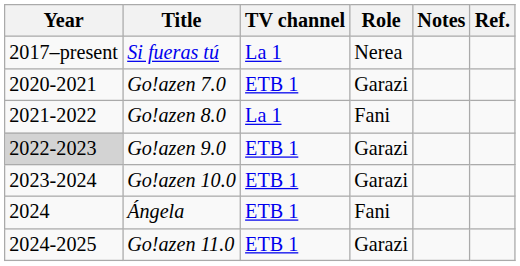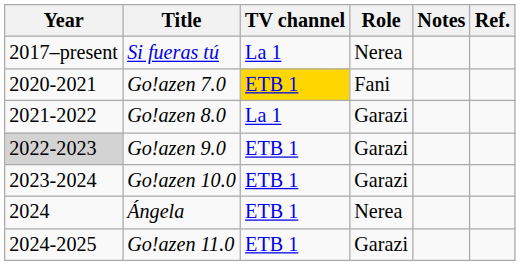(272, 84) no background -> (272, 84) gold background
(381, 84) Garazi -> (372, 84) Fani
(372, 116) Fani -> (381, 116) Garazi
(372, 212) Fani -> (378, 212) Nerea
